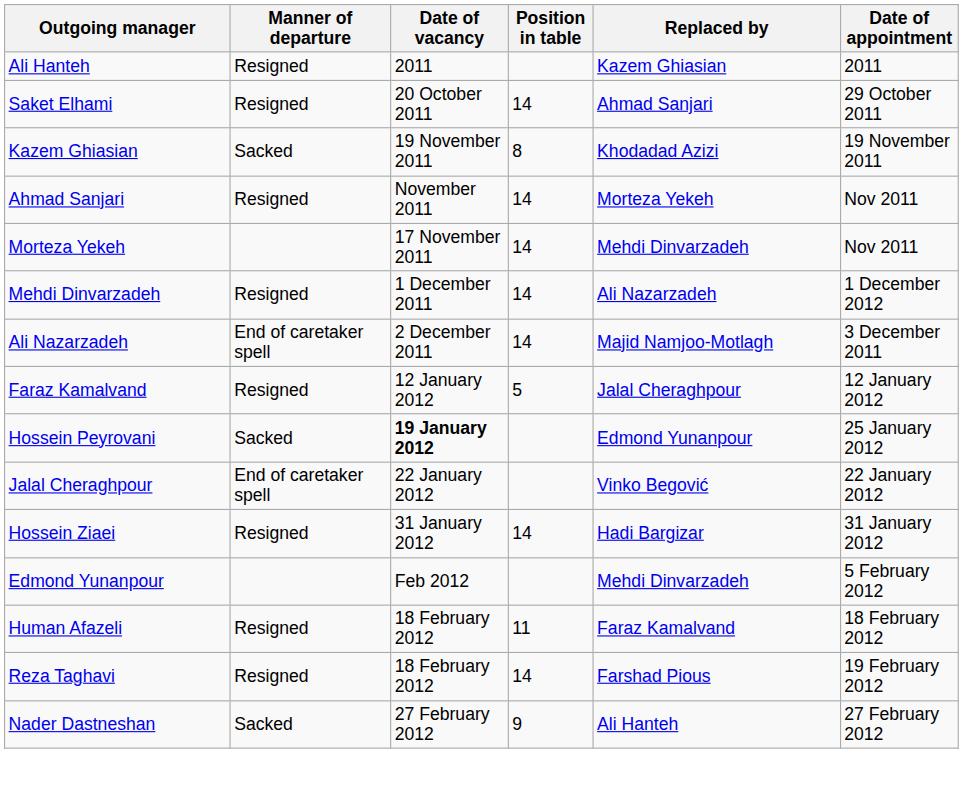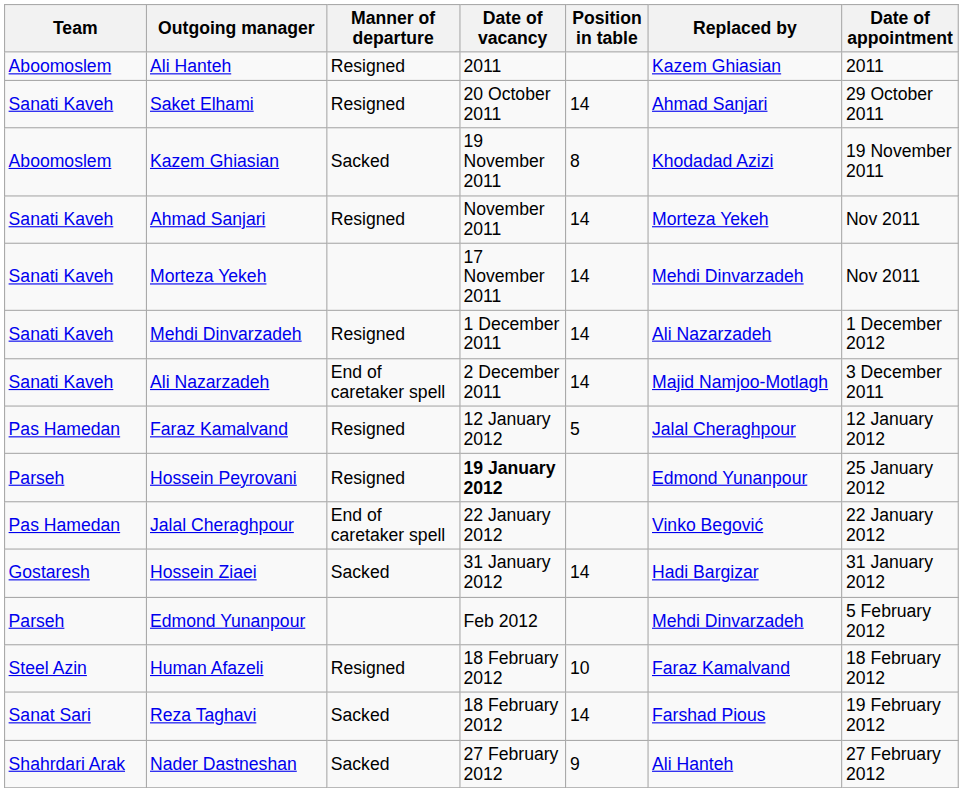+ column: (75, 28)
(264, 437) Sacked -> (368, 477) Resigned
(271, 533) Resigned -> (360, 572) Sacked
(521, 628) 11 -> (580, 668) 10
(271, 676) Resigned -> (360, 716) Sacked
